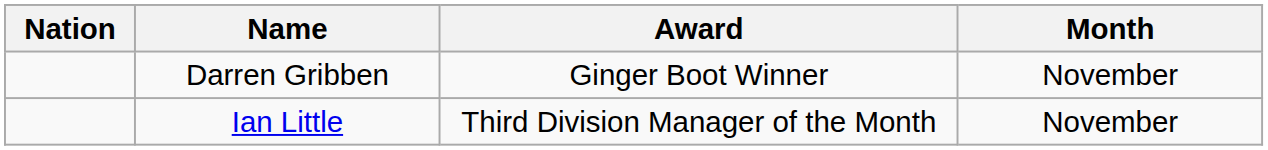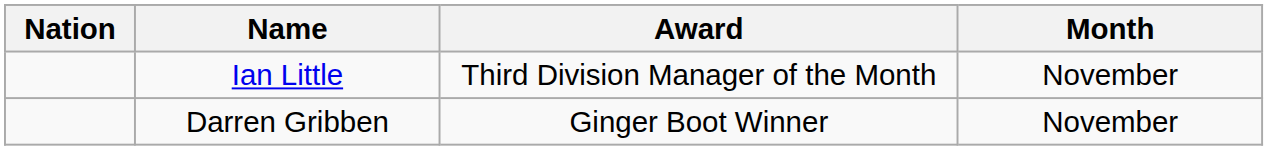rows swapped: (287, 122) <-> (287, 75)
